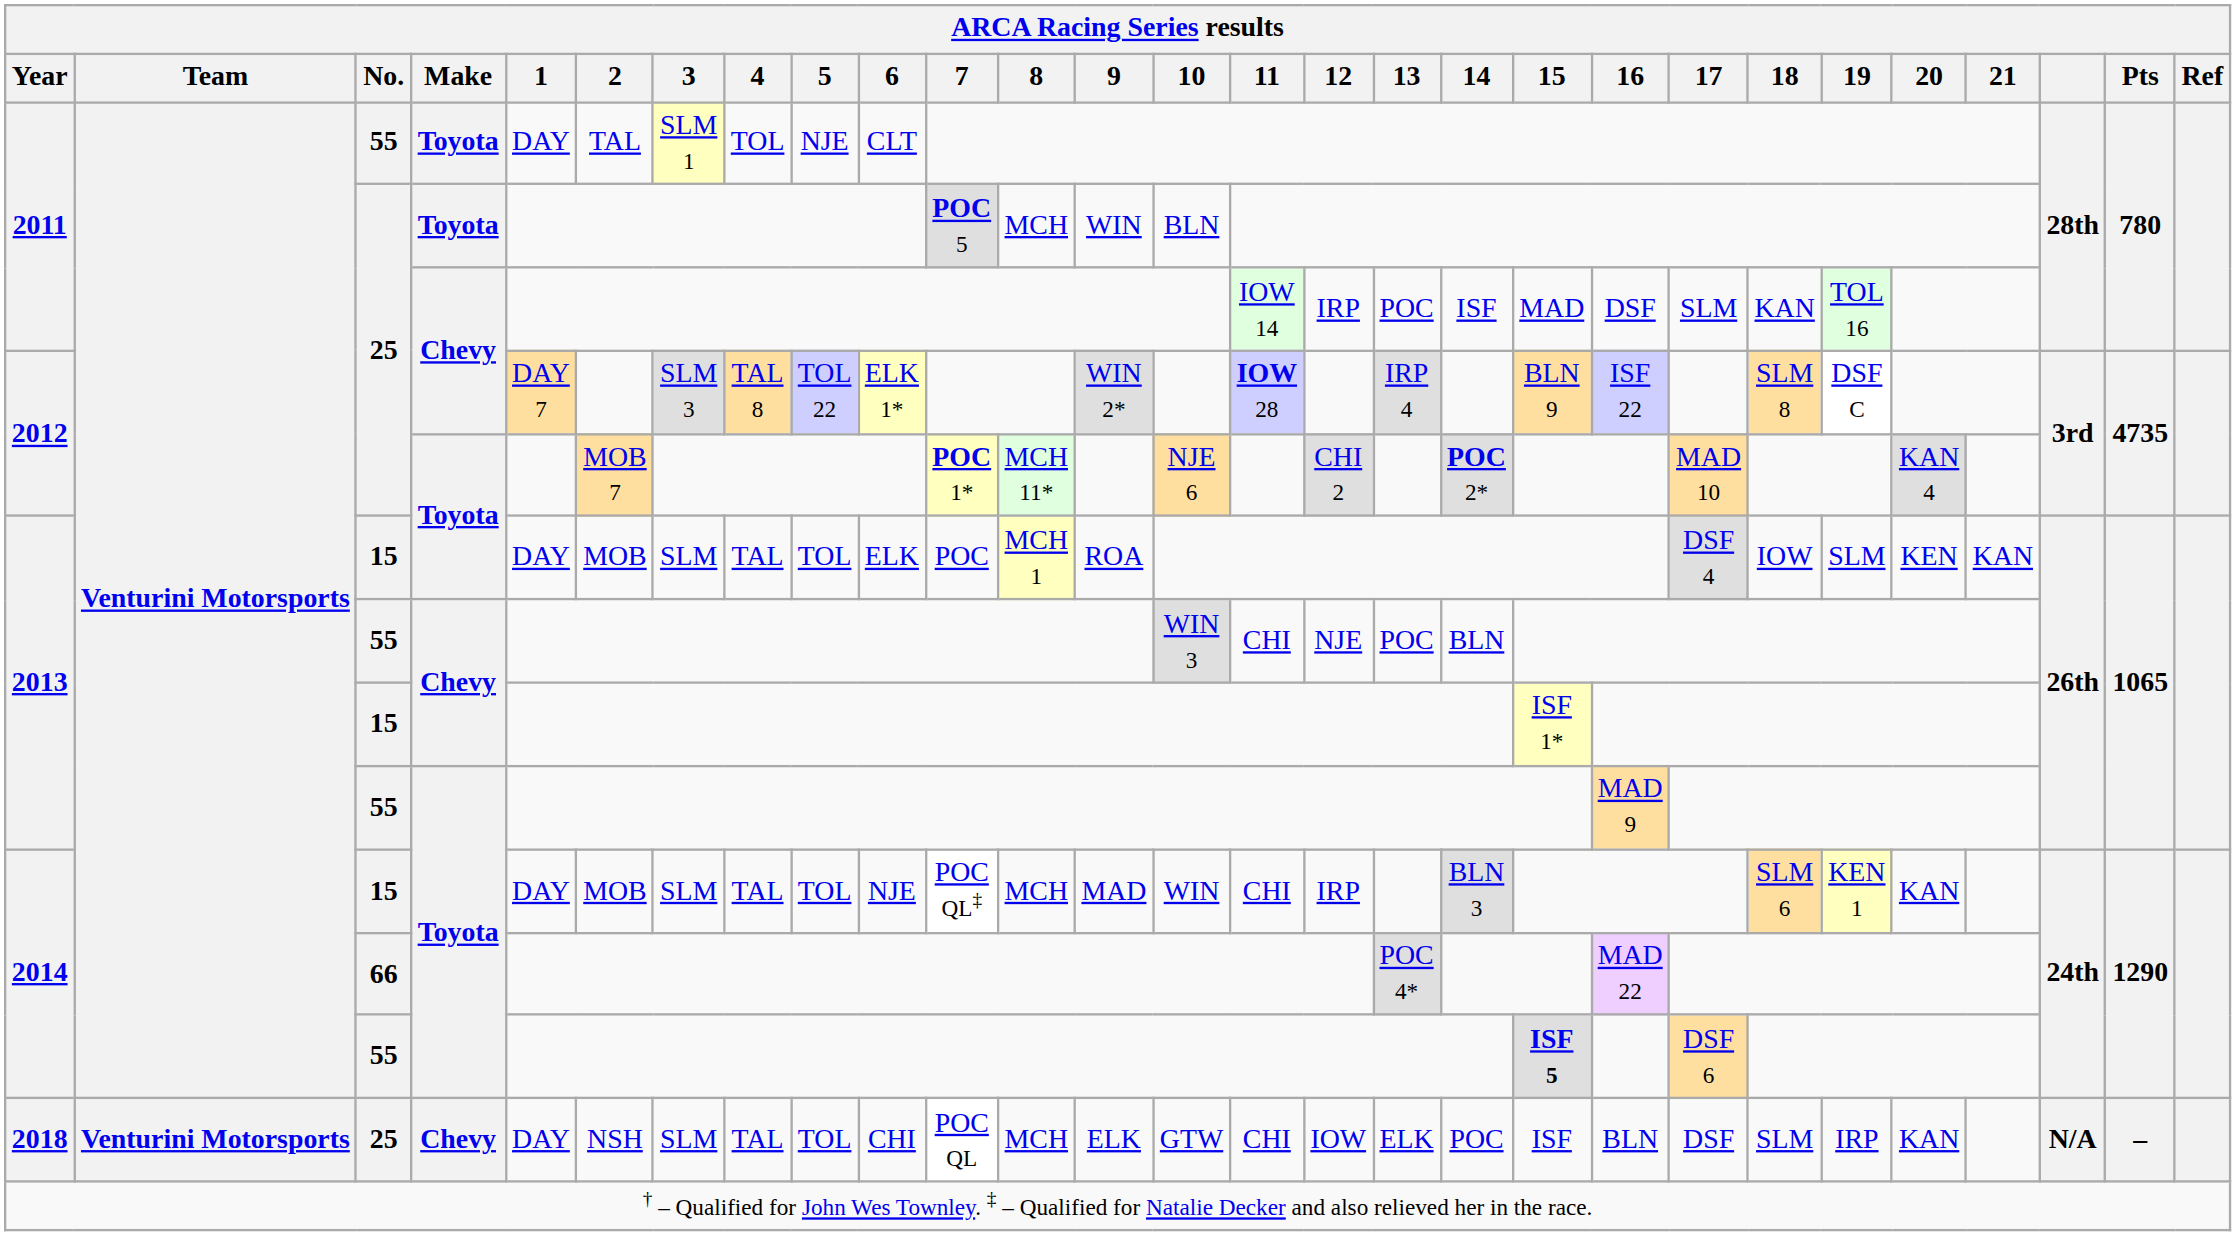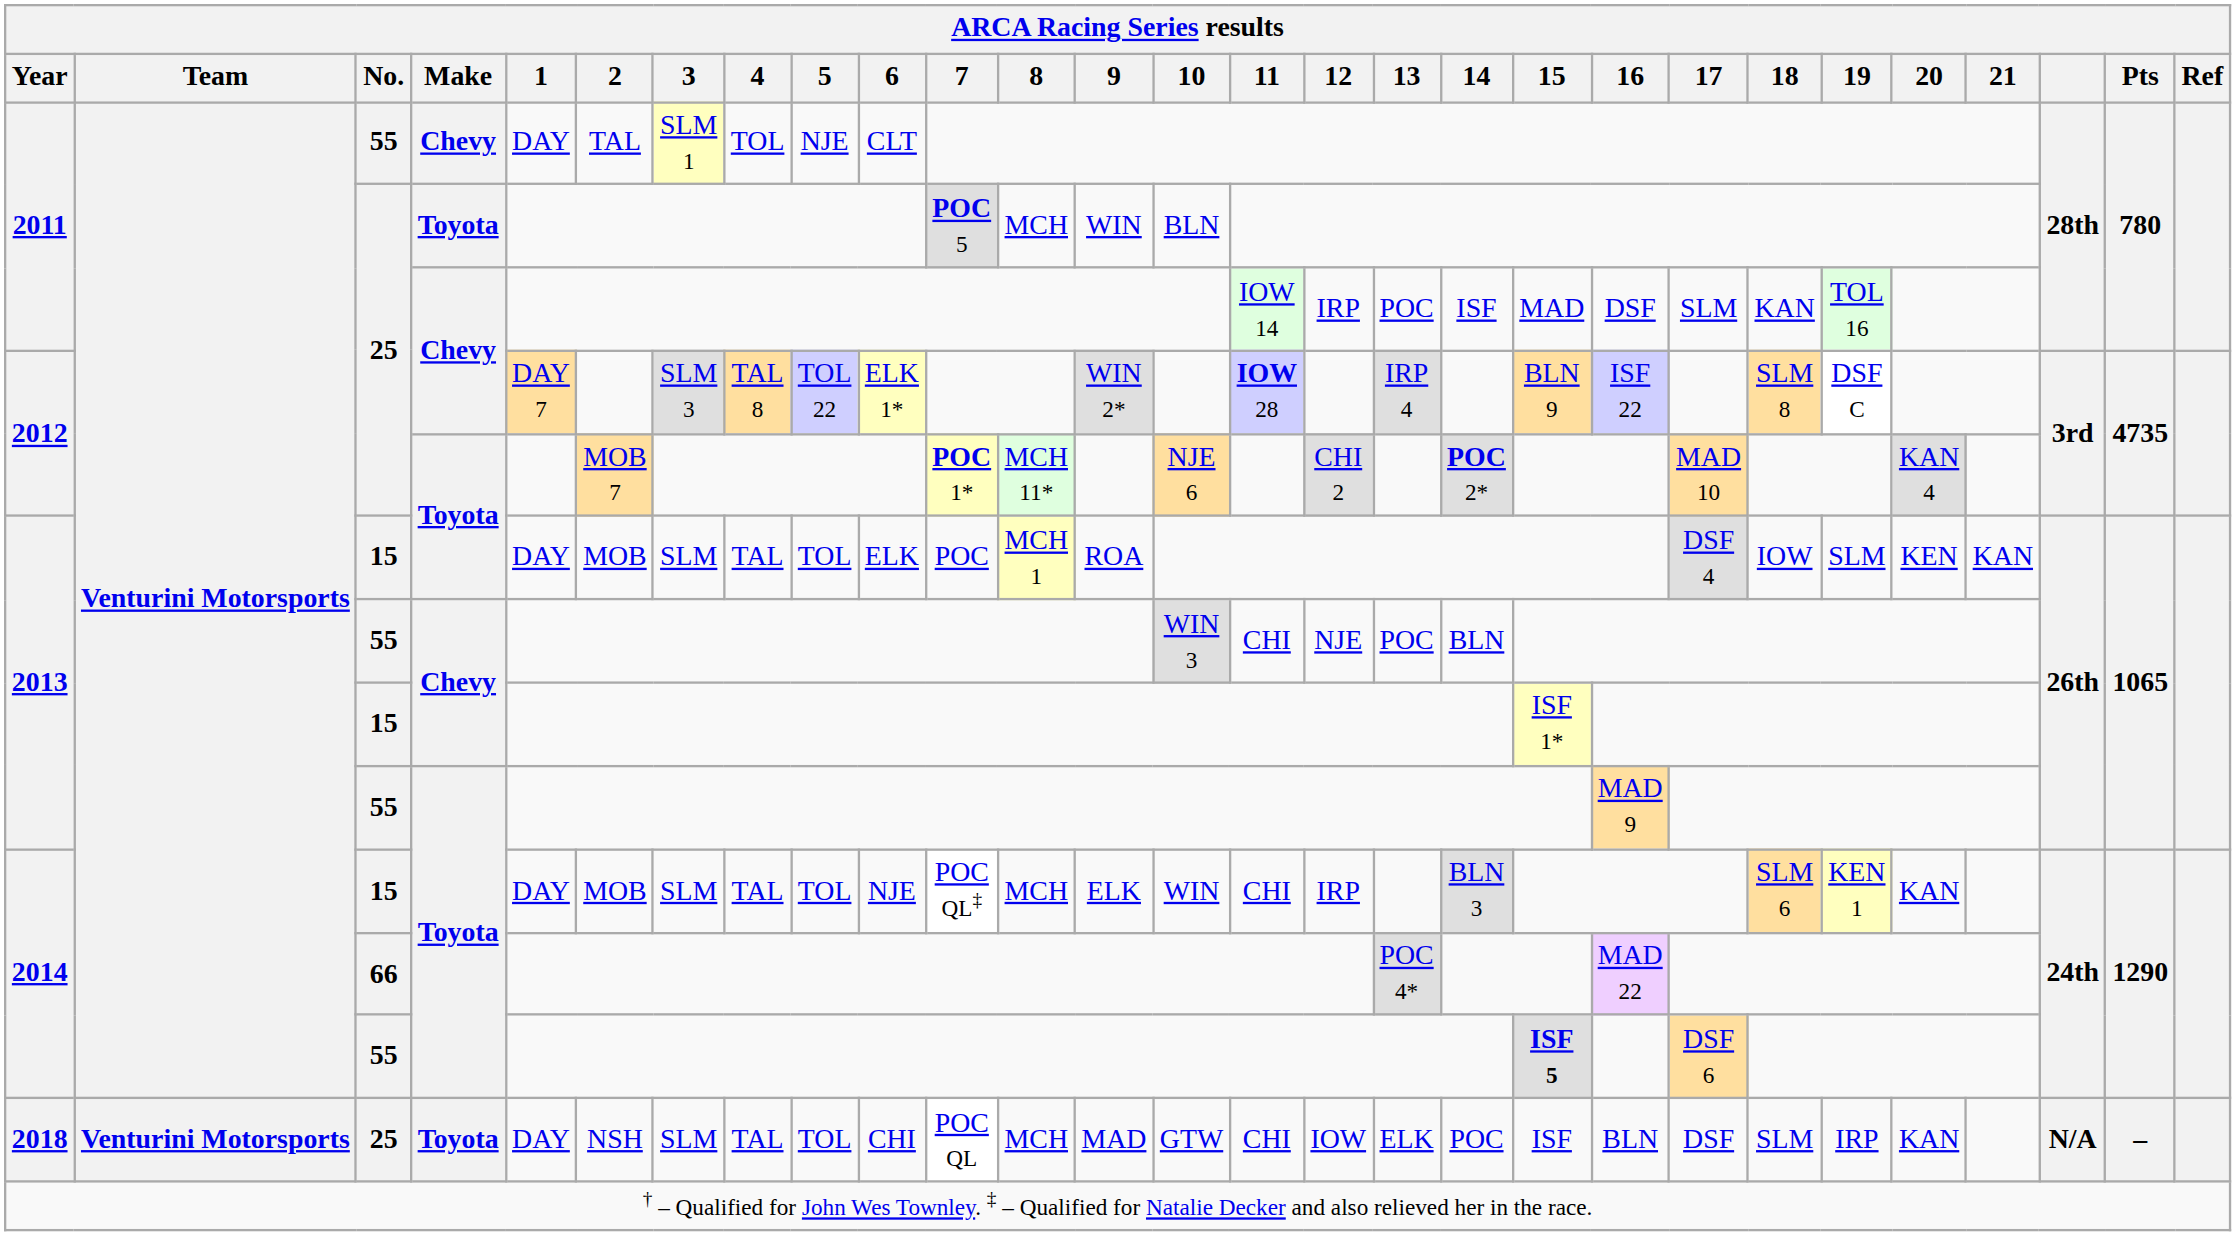(458, 142) Toyota -> (458, 142) Chevy
(1114, 889) MAD -> (1114, 889) ELK
(458, 1139) Chevy -> (458, 1139) Toyota
(1114, 1139) ELK -> (1114, 1139) MAD
